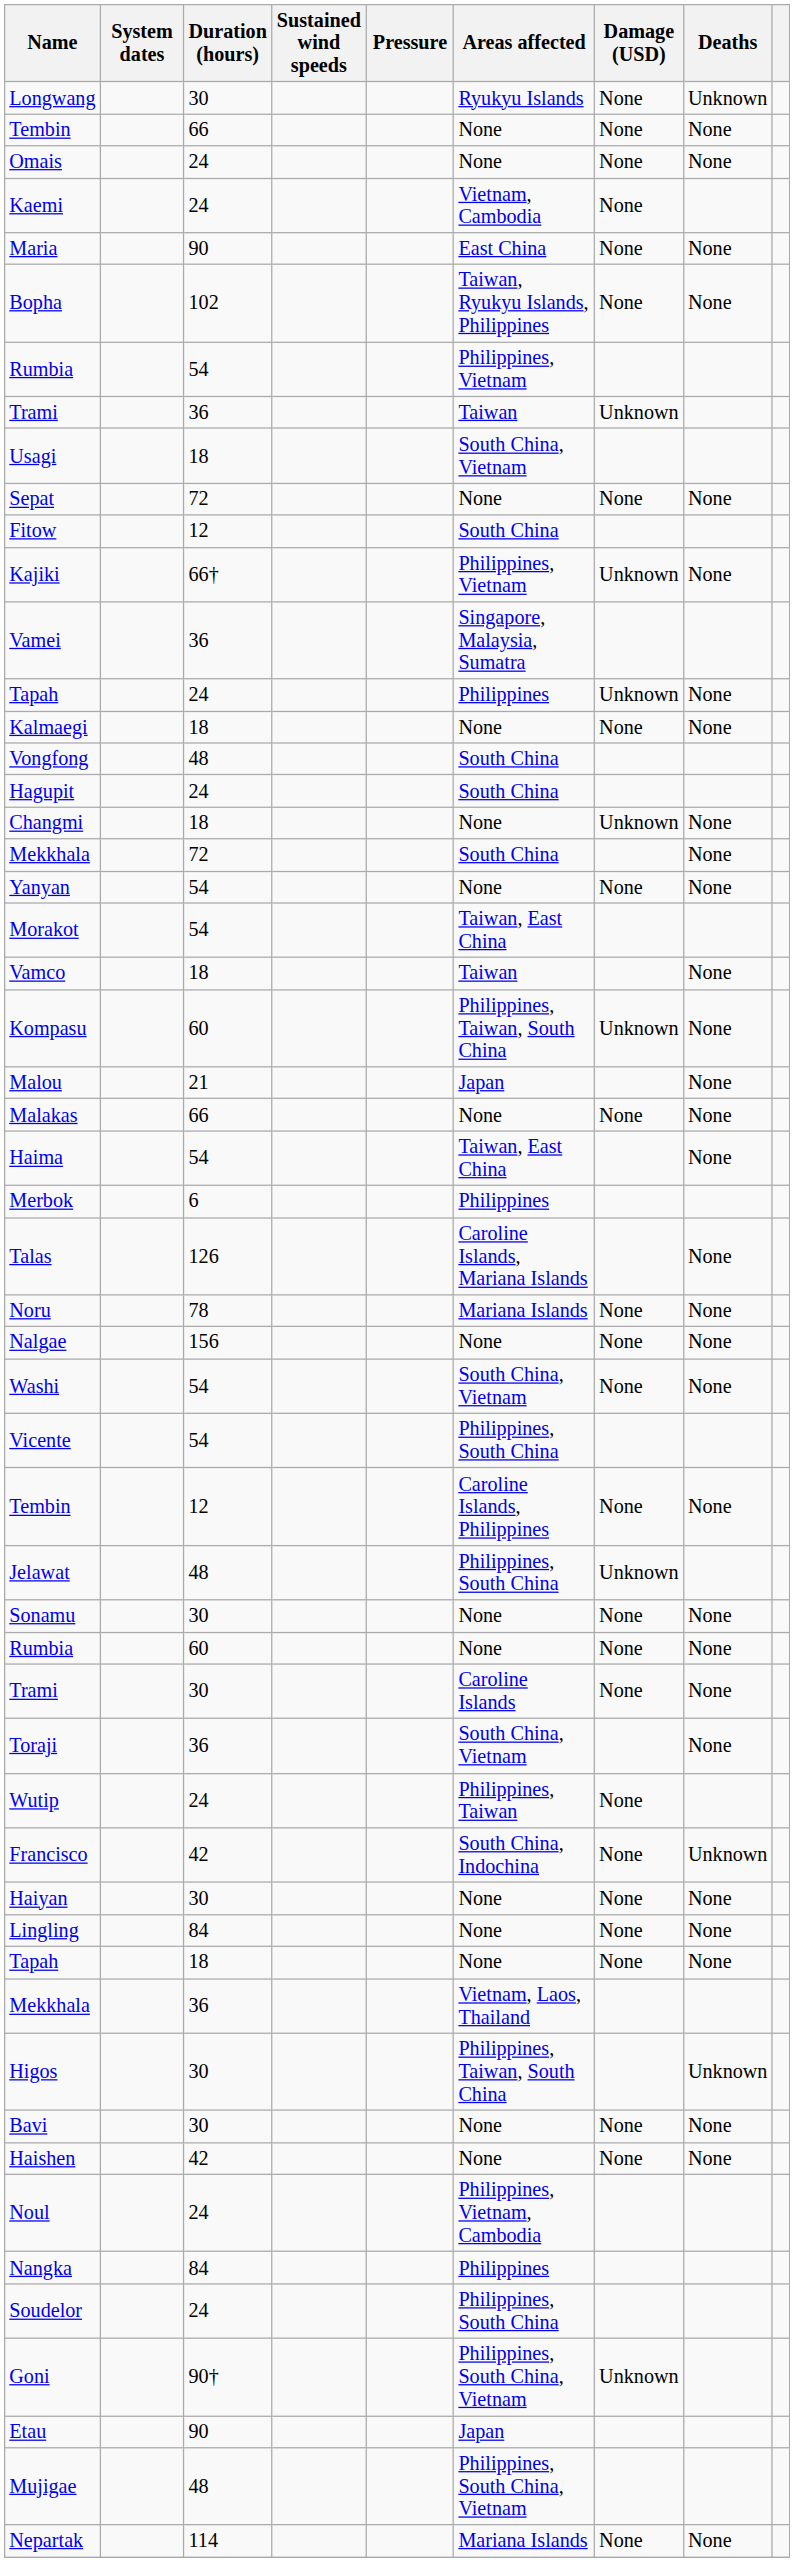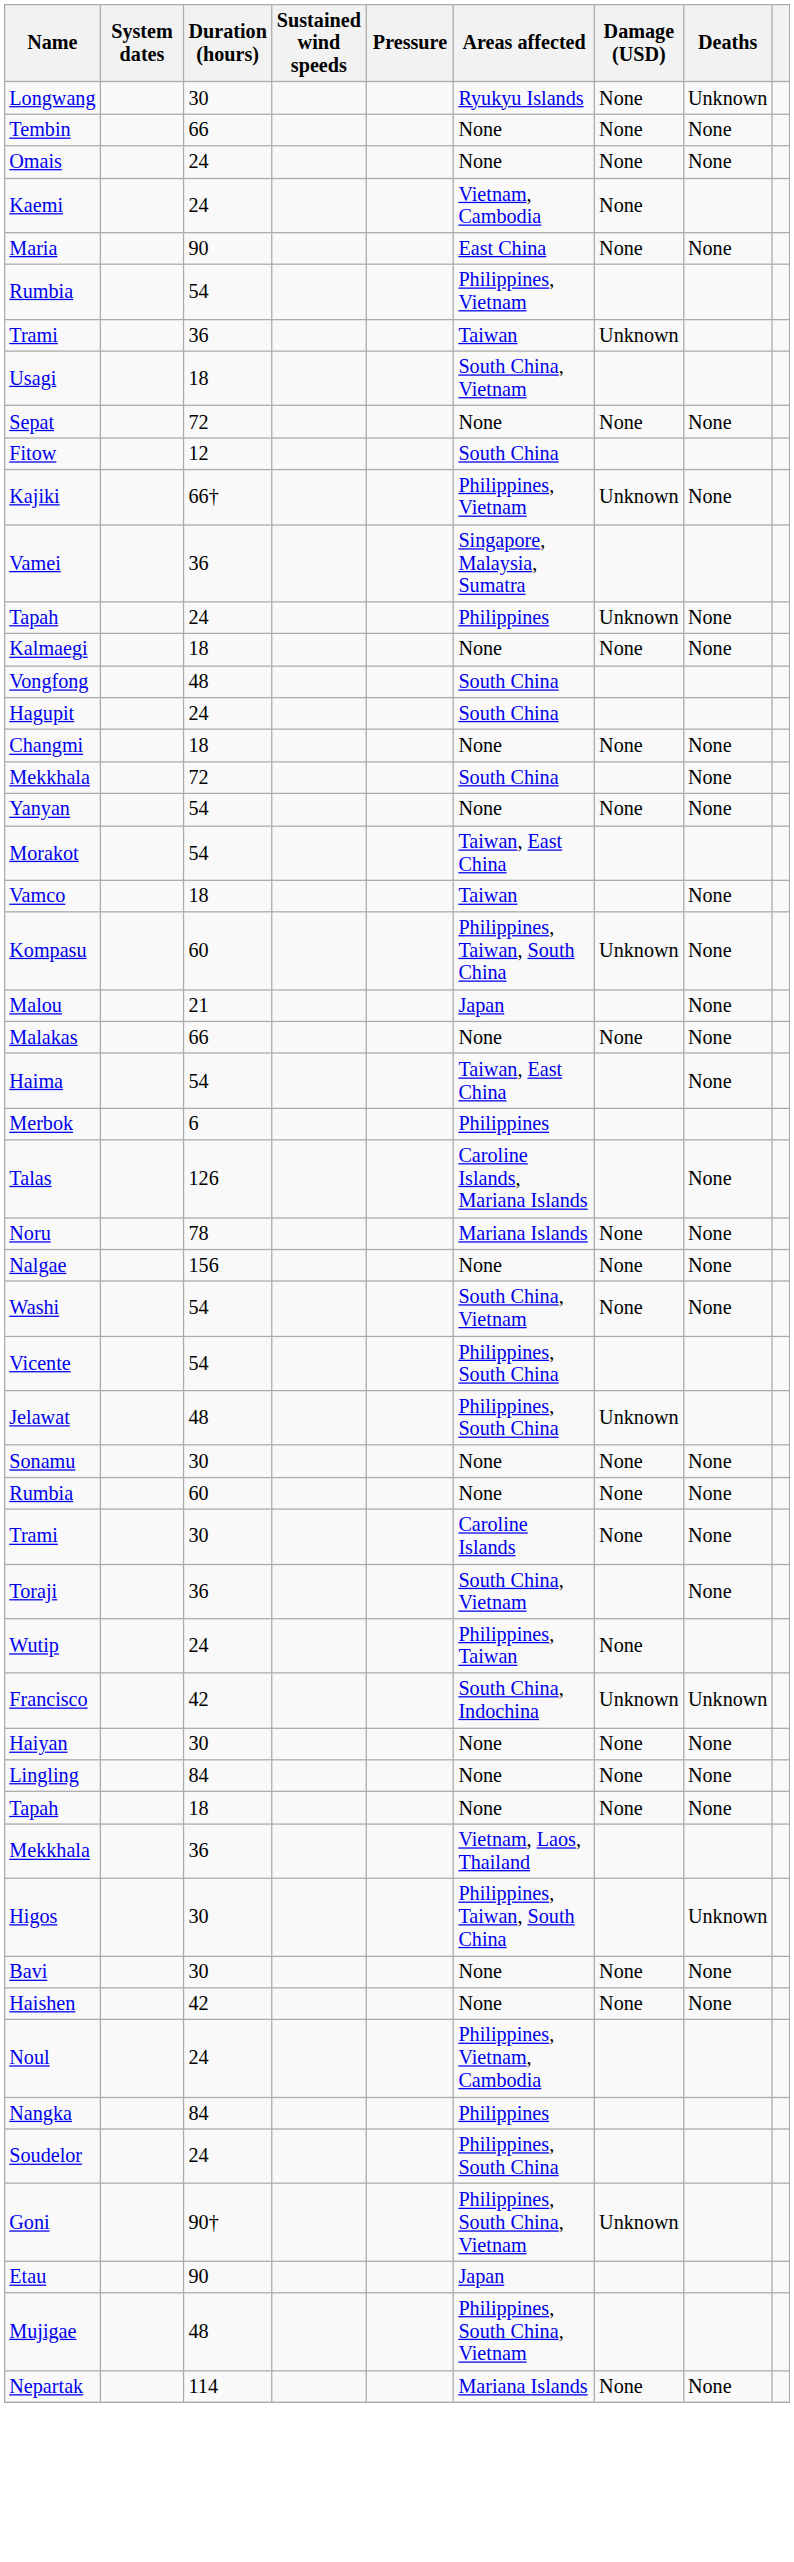- row: (36, 303)
(639, 822) Unknown -> (621, 745) None
- row: (40, 1506)
(621, 1855) None -> (639, 1700) Unknown
